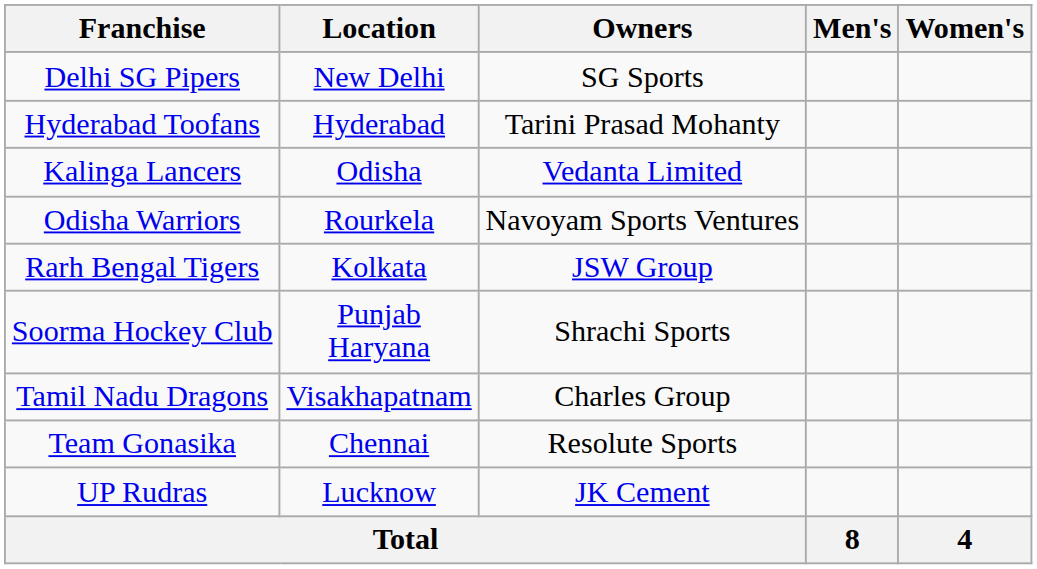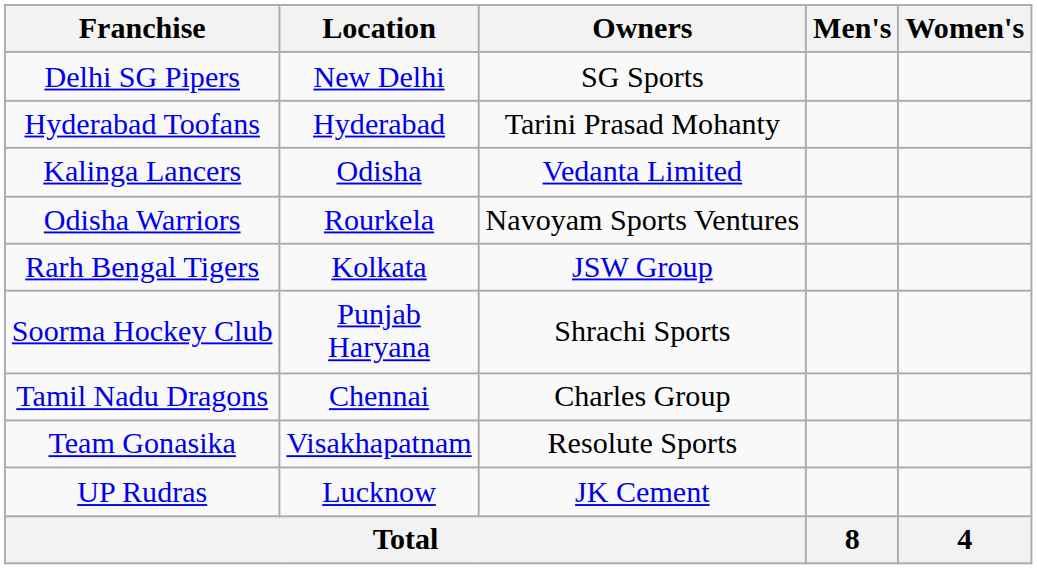(379, 396) Visakhapatnam -> (379, 396) Chennai
(379, 443) Chennai -> (379, 443) Visakhapatnam
